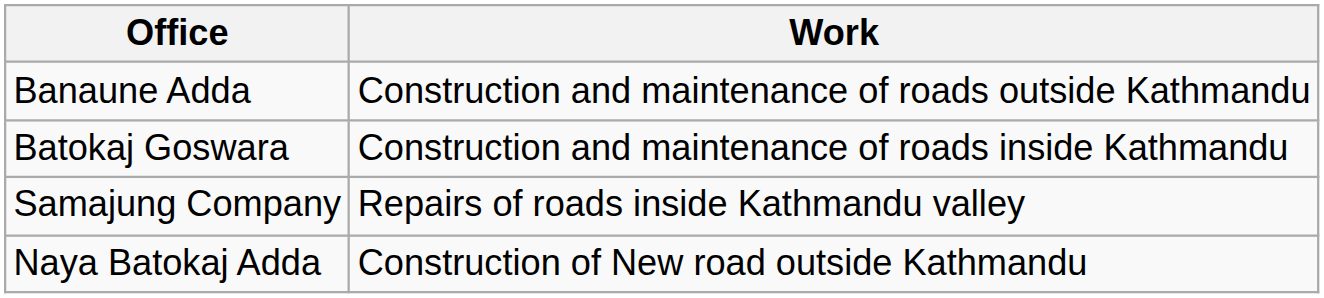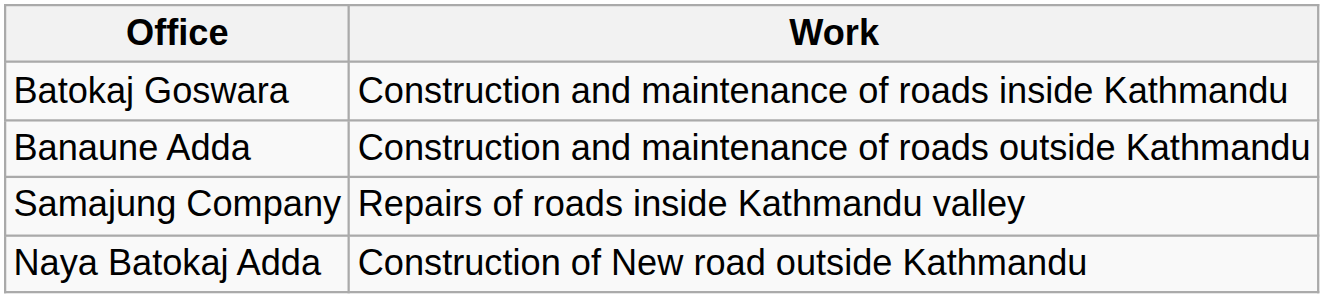rows swapped: (151, 147) <-> (132, 90)
